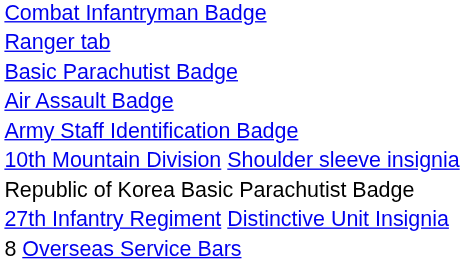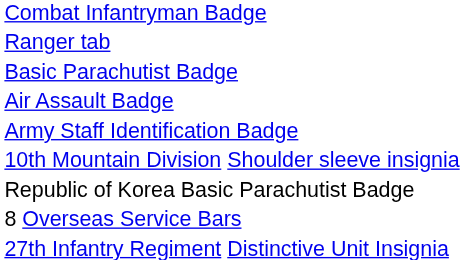rows swapped: (227, 219) <-> (123, 248)
